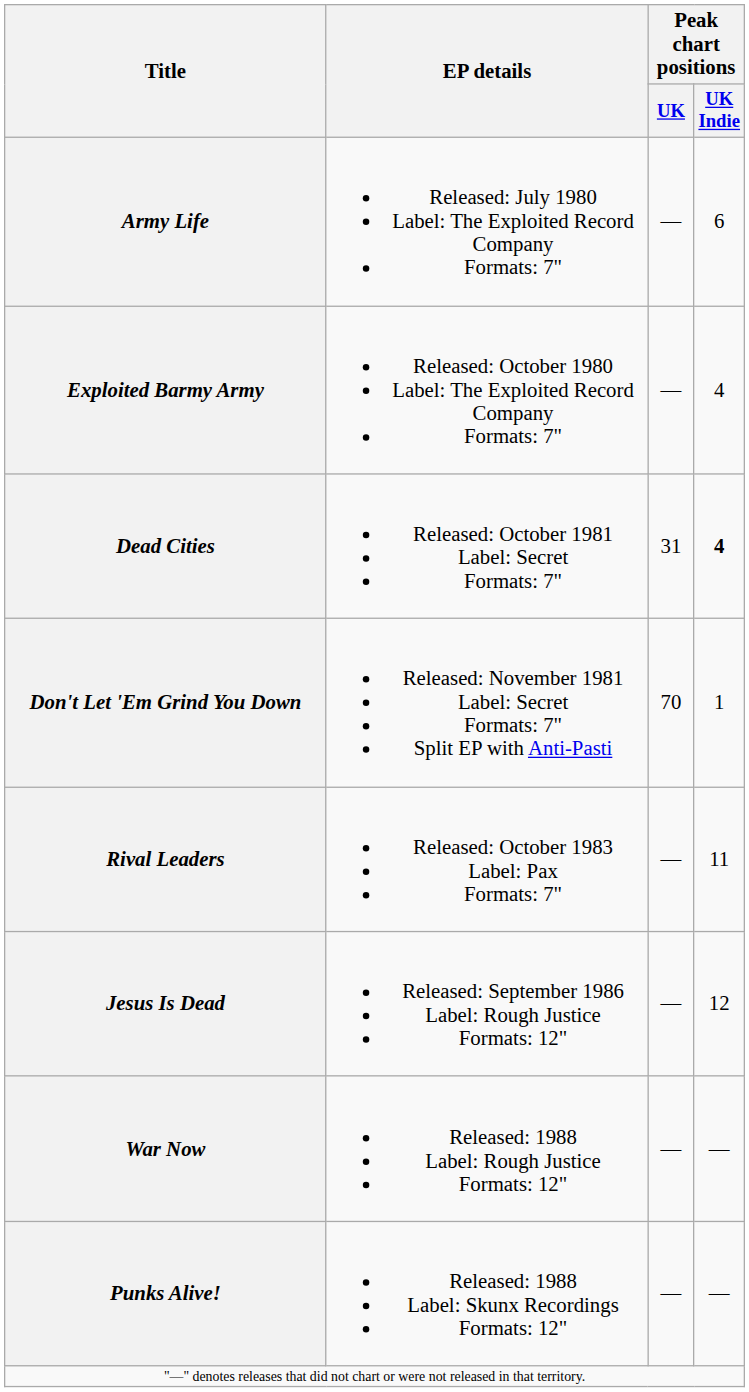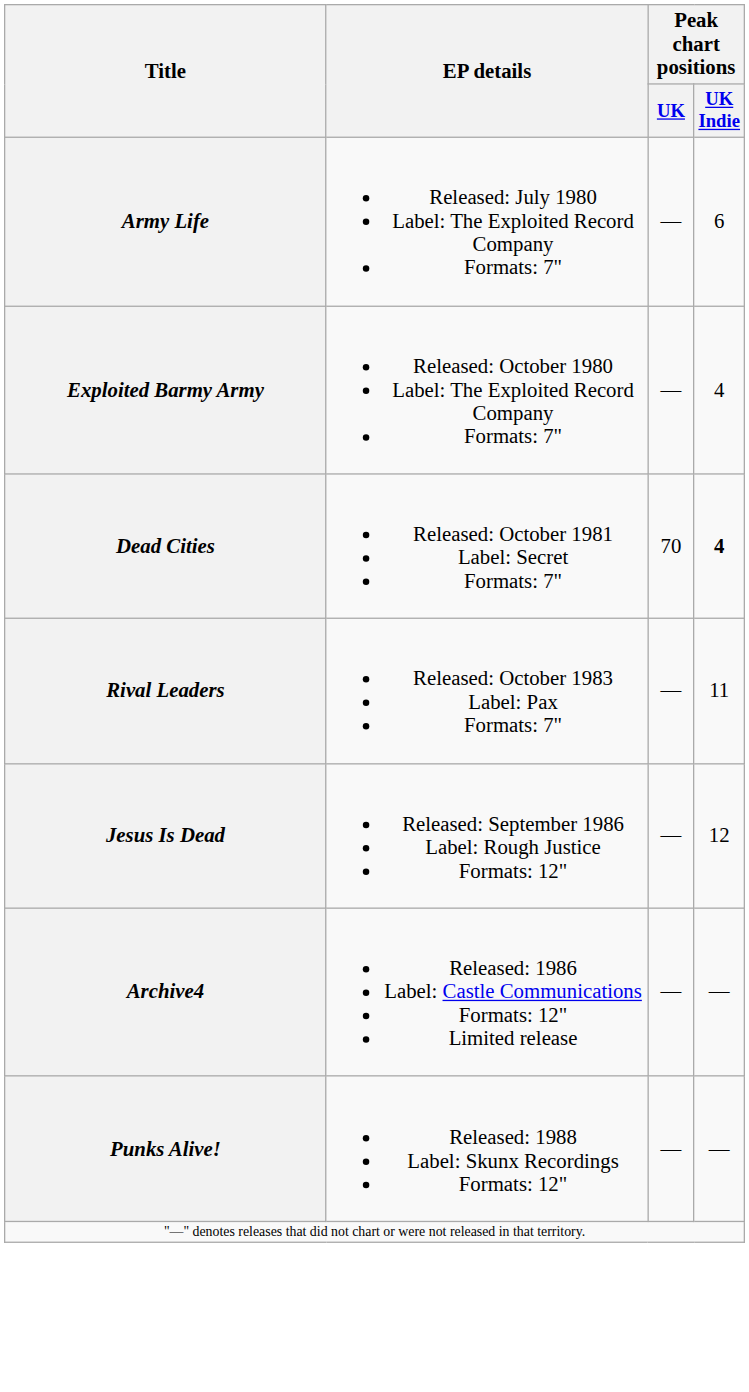(671, 546) 31 -> (671, 546) 70
- row: (165, 702)
+ row: (165, 992)
- row: (165, 1148)
